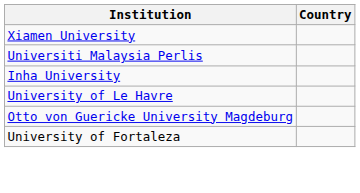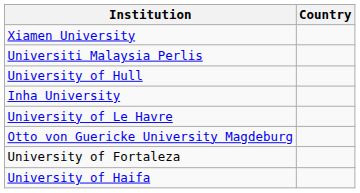+ row: (75, 76)
+ row: (79, 177)
